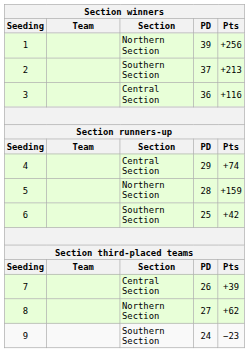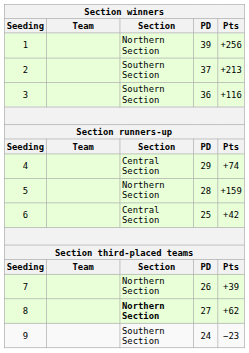(141, 95) Central Section -> (143, 95) Southern Section
(143, 215) Southern Section -> (141, 215) Central Section
(141, 286) Central Section -> (143, 286) Northern Section
(143, 311) normal -> (143, 311) bold
